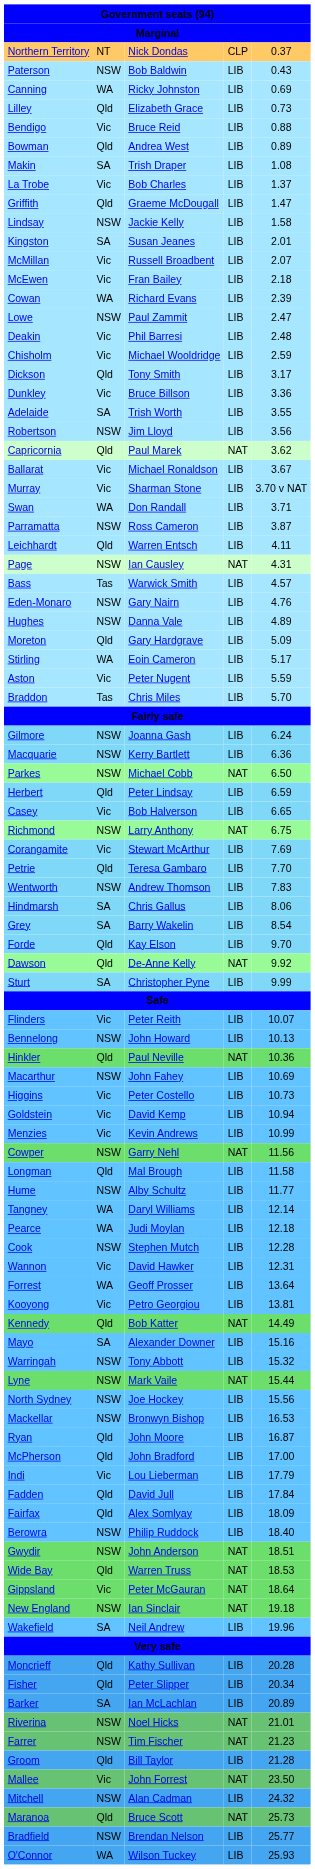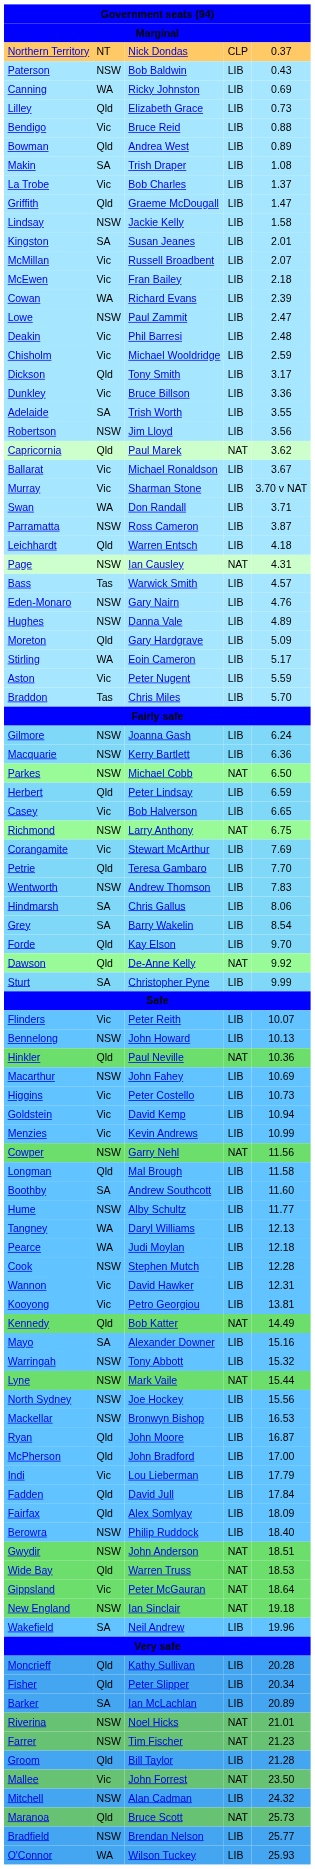(281, 545) 4.11 -> (281, 545) 4.18
+ row: (27, 1190)
(281, 1209) 12.14 -> (281, 1228) 12.13
- row: (24, 1285)
